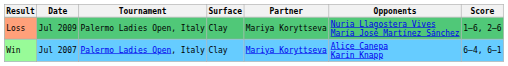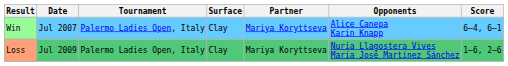rows swapped: (13, 50) <-> (16, 28)
